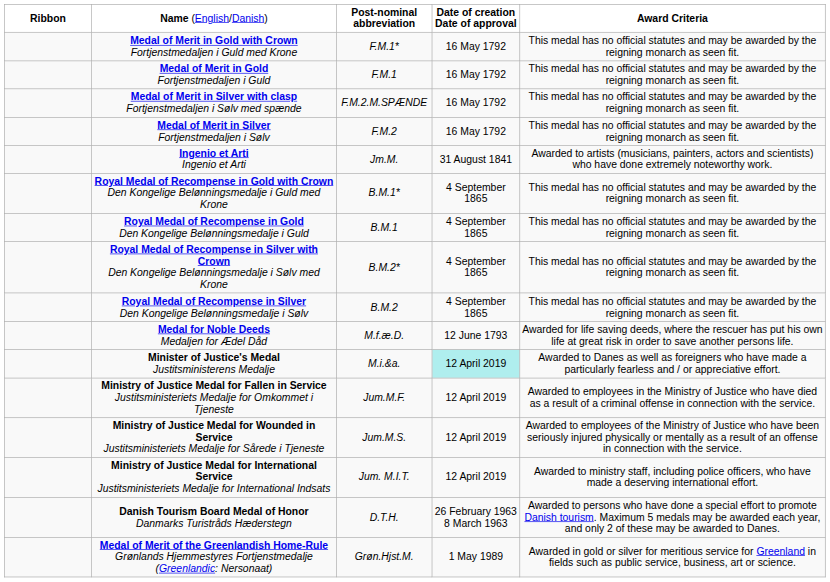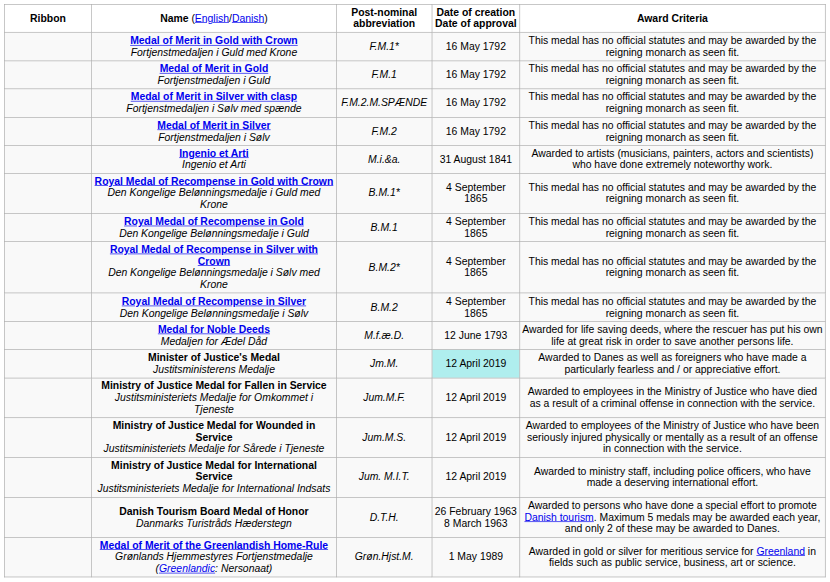(384, 159) Jm.M. -> (384, 159) M.i.&a.
(384, 363) M.i.&a. -> (384, 363) Jm.M.
